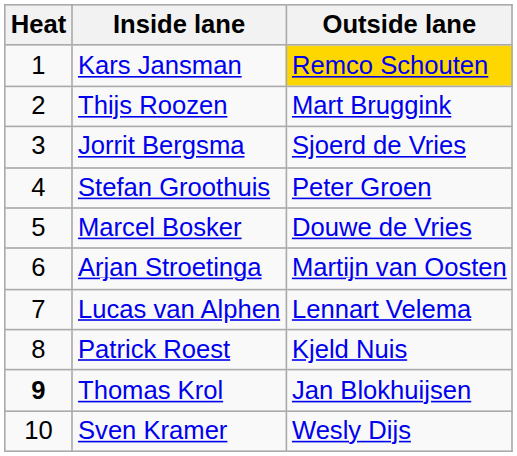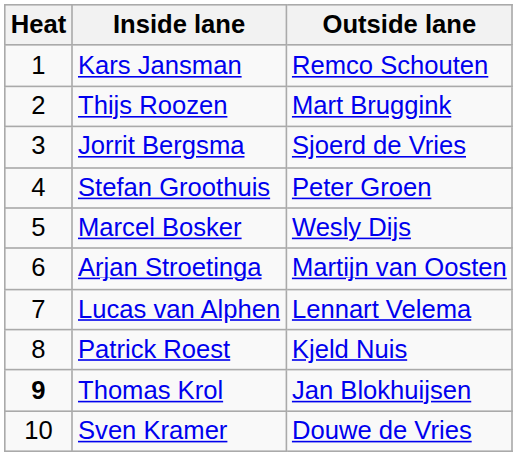(390, 65) gold background -> (390, 65) no background
(382, 227) Douwe de Vries -> (351, 227) Wesly Dijs
(351, 430) Wesly Dijs -> (382, 430) Douwe de Vries
